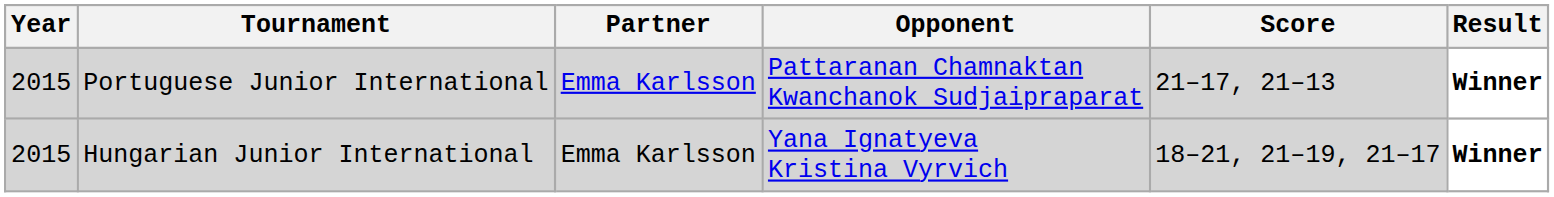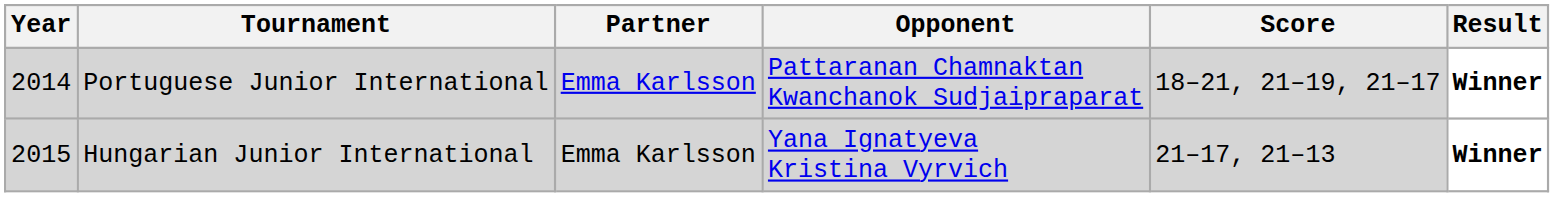(41, 83) 2015 -> (41, 83) 2014
(1245, 83) 21–17, 21–13 -> (1298, 83) 18–21, 21–19, 21–17
(1298, 155) 18–21, 21–19, 21–17 -> (1245, 155) 21–17, 21–13
